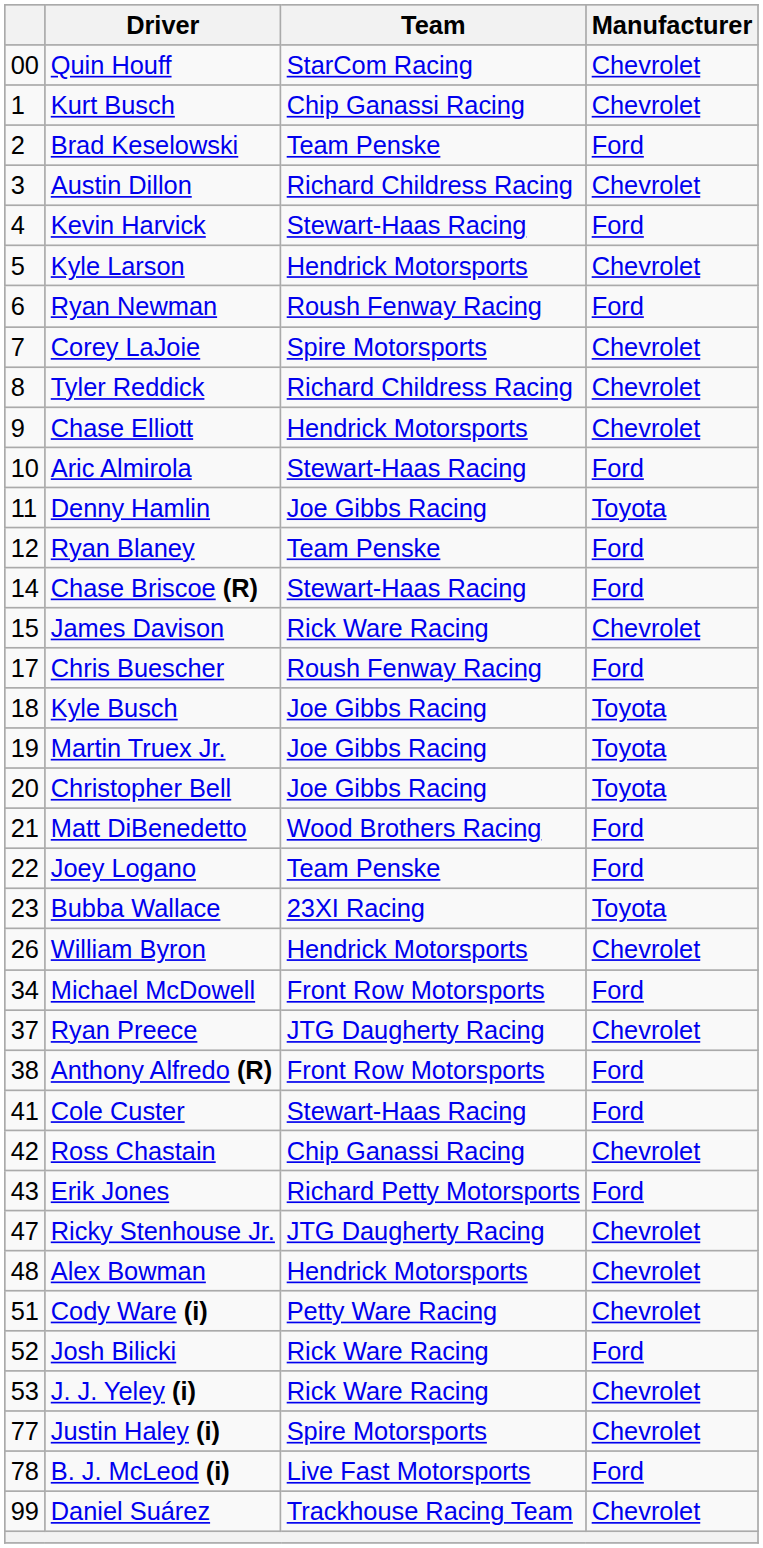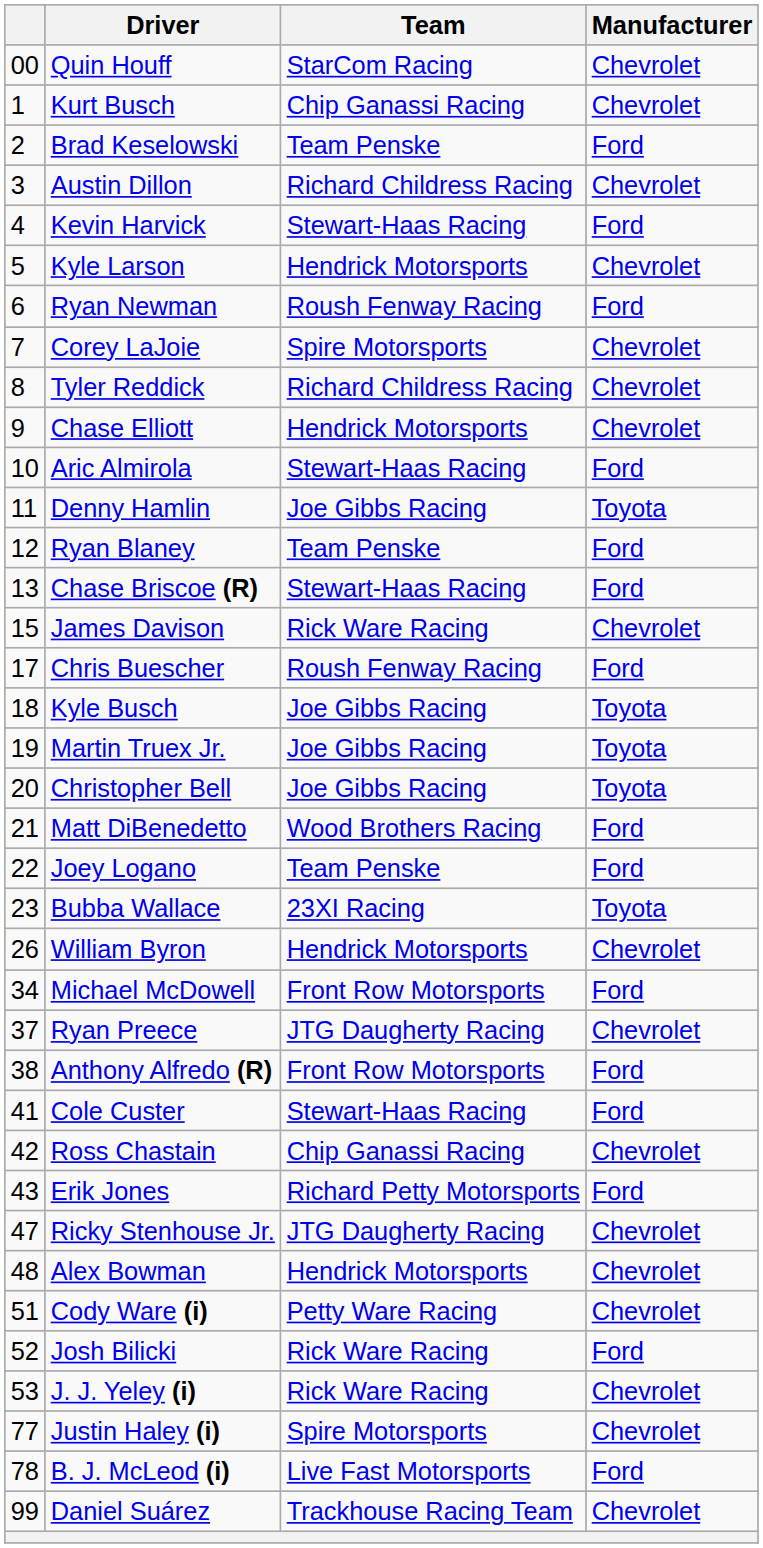(25, 588) 14 -> (25, 588) 13
